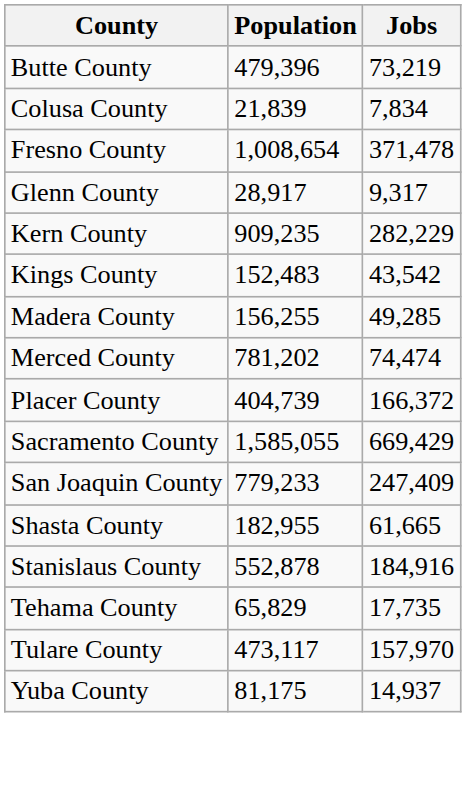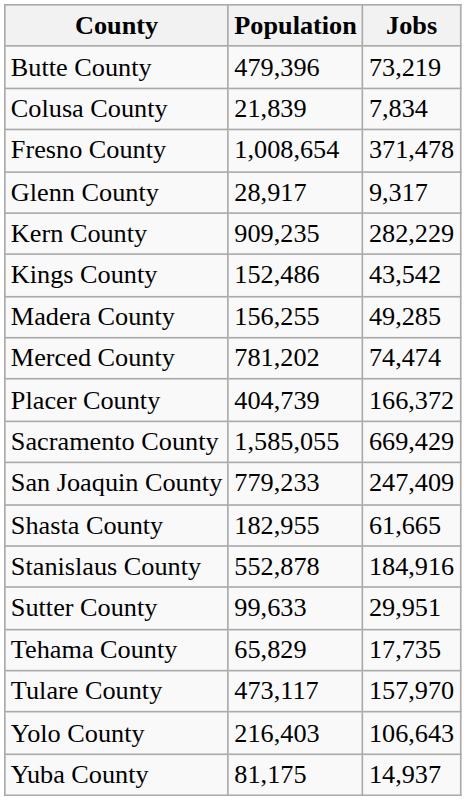(277, 274) 152,483 -> (277, 274) 152,486
+ row: (84, 607)
+ row: (78, 732)
